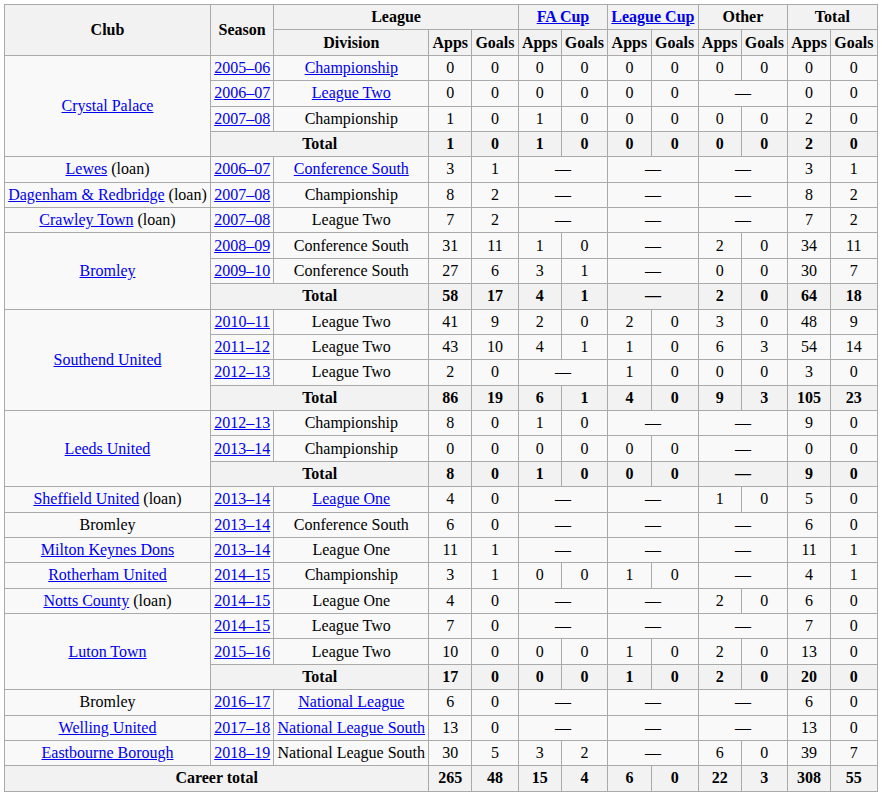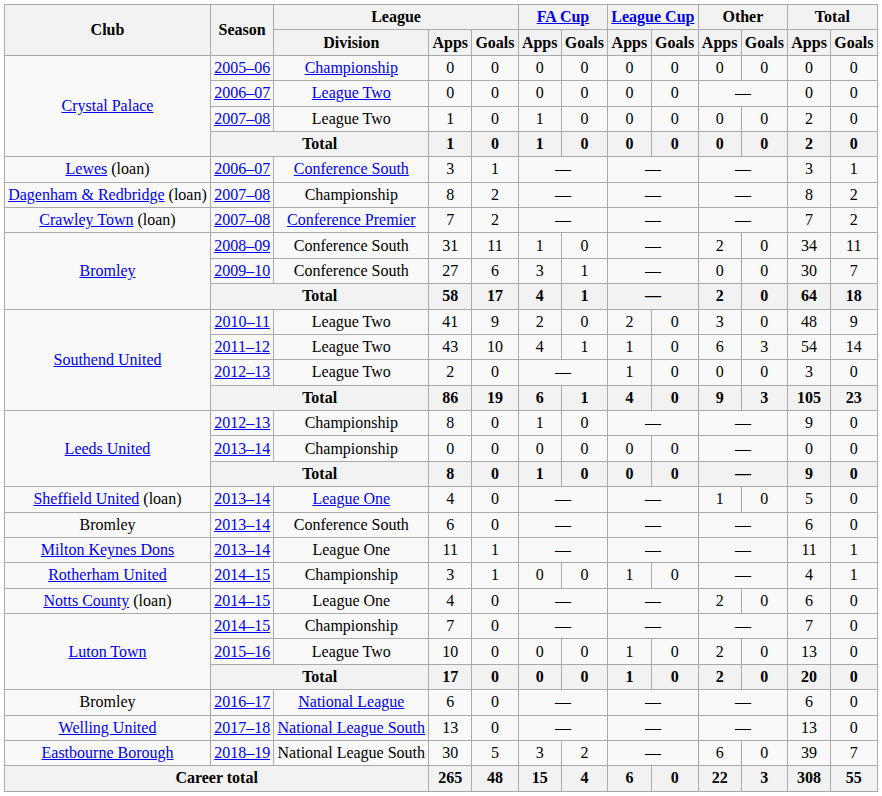(351, 118) Championship -> (351, 118) League Two
(351, 220) League Two -> (351, 220) Conference Premier
(351, 626) League Two -> (351, 626) Championship
